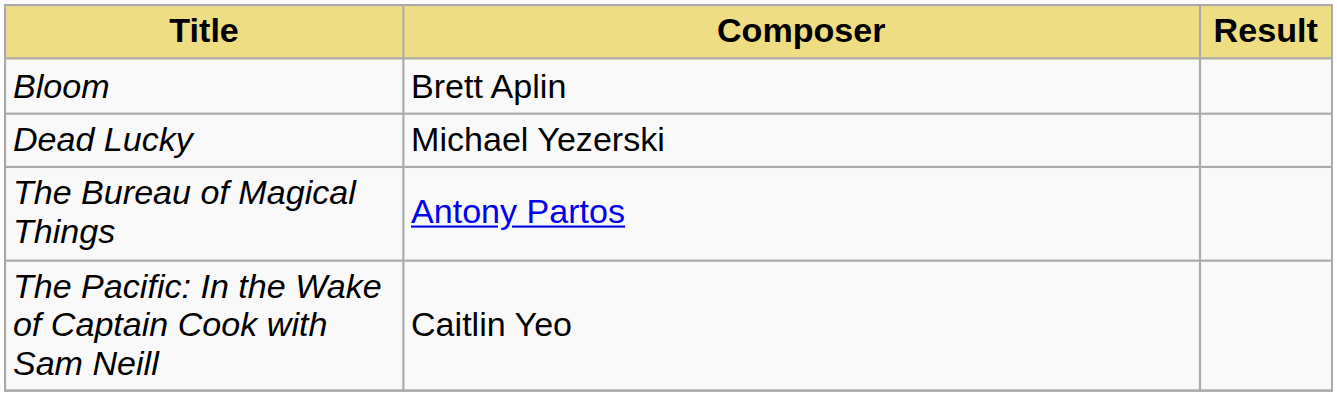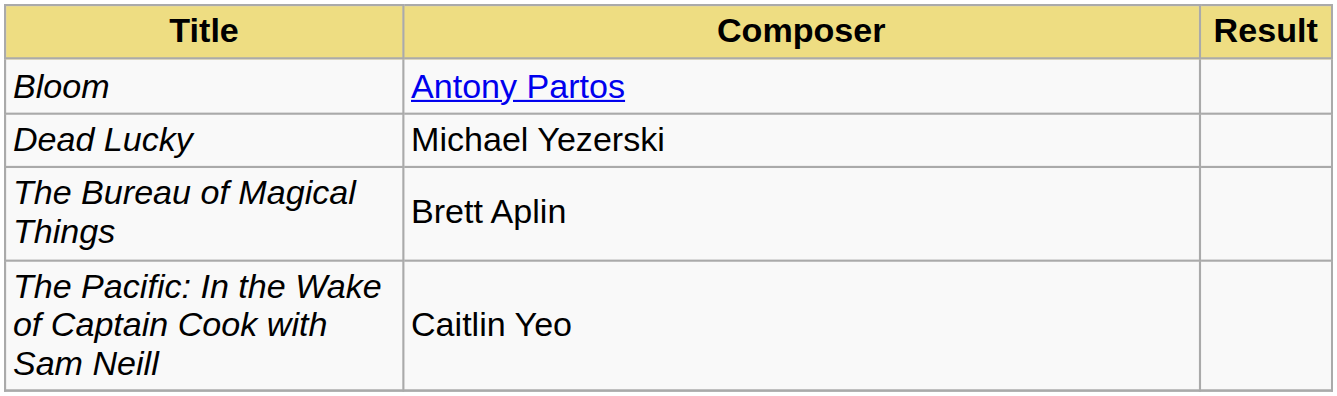(489, 85) Brett Aplin -> (518, 85) Antony Partos
(518, 212) Antony Partos -> (489, 212) Brett Aplin
